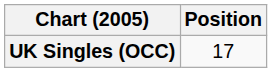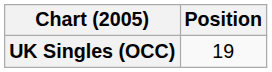(223, 51) 17 -> (223, 51) 19
